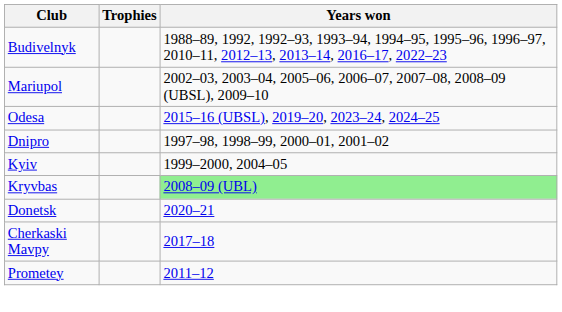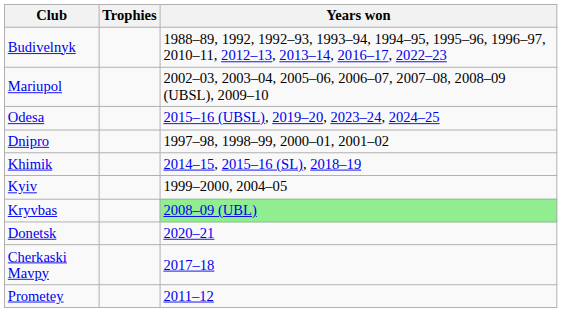+ row: (30, 164)
